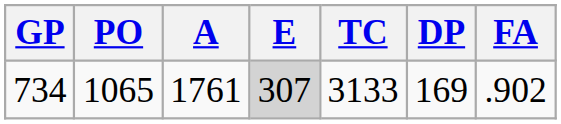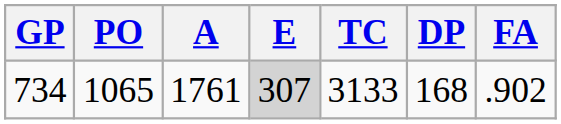(441, 88) 169 -> (441, 88) 168
